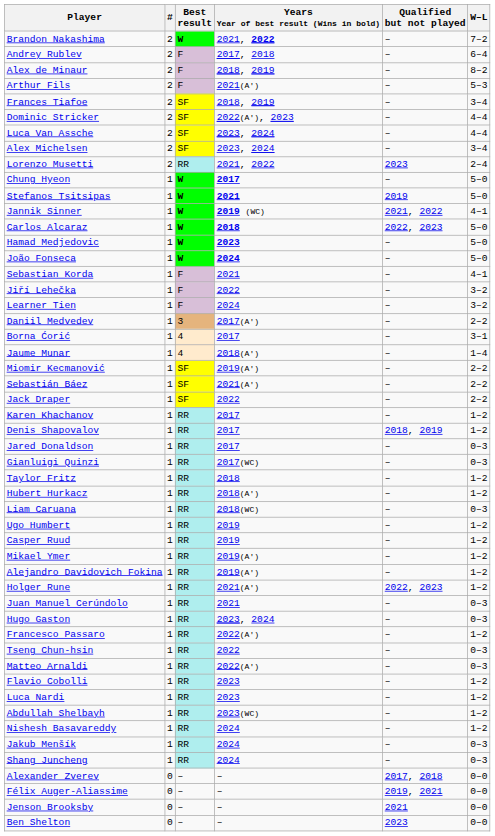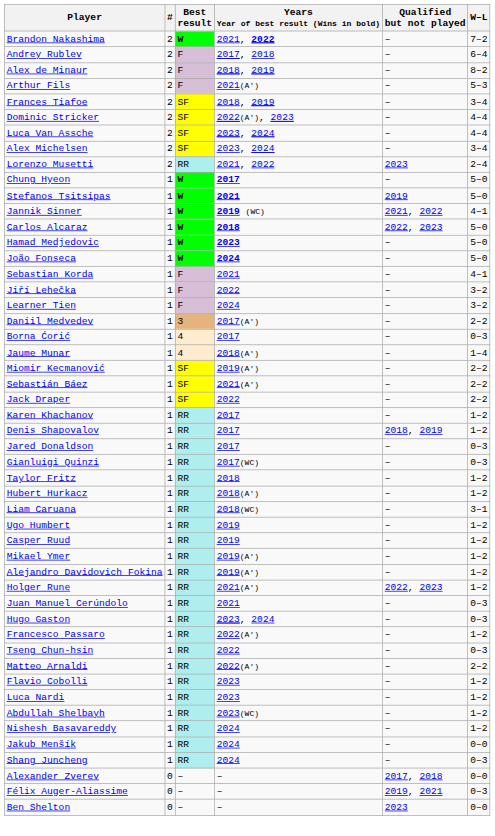(479, 337) 3–1 -> (479, 337) 0–3
(479, 509) 0–3 -> (479, 509) 3–1
(479, 666) 0–3 -> (479, 666) 2–2
(479, 745) 0–3 -> (479, 745) 0–0
(479, 792) 0–0 -> (479, 792) 0–3
- row: (50, 807)
